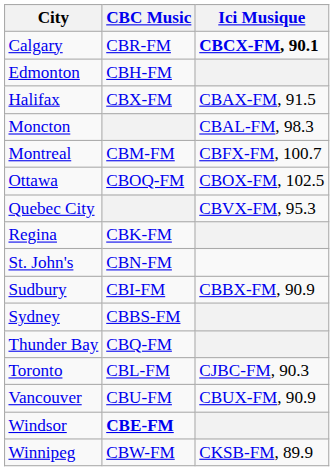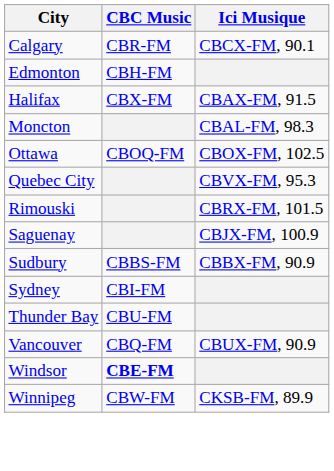(259, 45) bold -> (257, 45) normal
- row: (40, 153)
- row: (33, 235)
+ row: (42, 208)
+ row: (42, 235)
- row: (41, 262)
(136, 289) CBI-FM -> (143, 262) CBBS-FM
(143, 316) CBBS-FM -> (136, 289) CBI-FM
(139, 343) CBQ-FM -> (139, 316) CBU-FM
- row: (35, 371)
(139, 398) CBU-FM -> (139, 343) CBQ-FM
